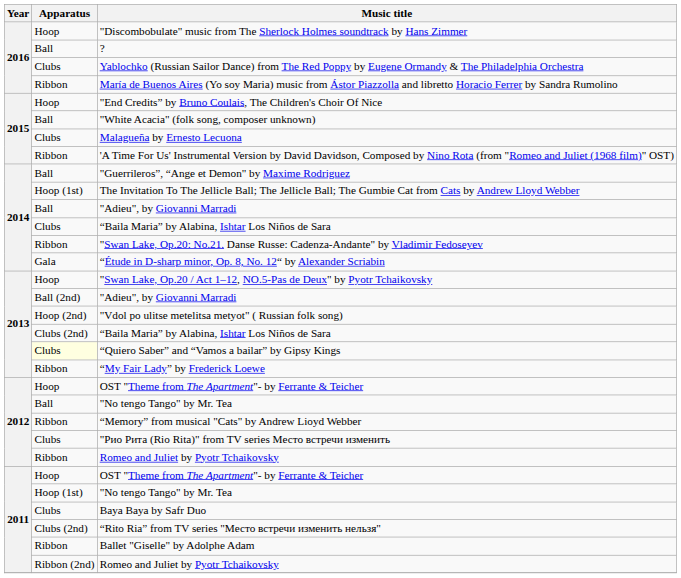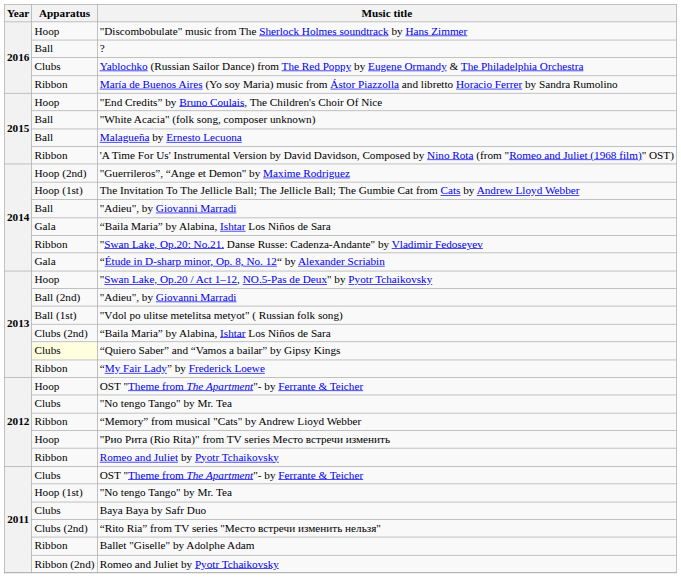(48, 137) Clubs -> (44, 137) Ball
(44, 173) Ball -> (60, 173) Hoop (2nd)
(48, 226) Clubs -> (45, 226) Gala
(60, 315) Hoop (2nd) -> (55, 315) Ball (1st)
(44, 404) Ball -> (48, 404) Clubs
(48, 439) Clubs -> (47, 439) Hoop
(47, 475) Hoop -> (48, 475) Clubs
